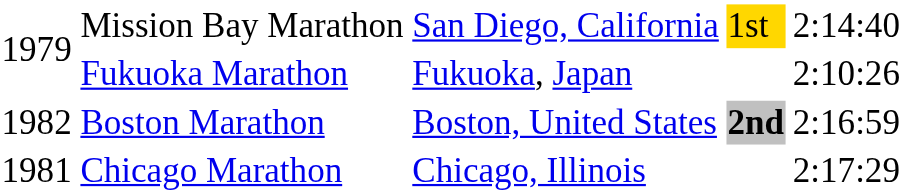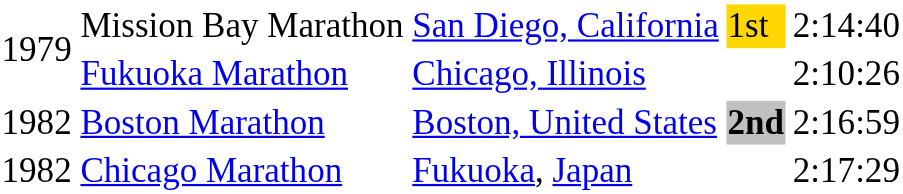(522, 73) Fukuoka, Japan -> (529, 73) Chicago, Illinois
(37, 170) 1981 -> (37, 170) 1982
(529, 170) Chicago, Illinois -> (522, 170) Fukuoka, Japan
